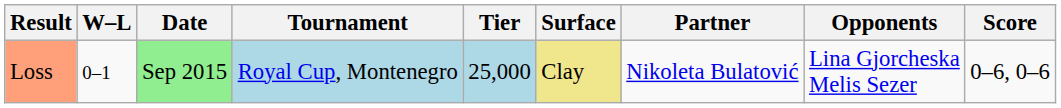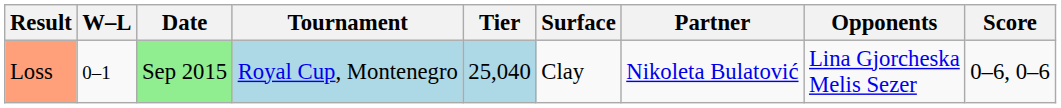(500, 71) 25,000 -> (500, 71) 25,040
(563, 71) khaki background -> (563, 71) no background
